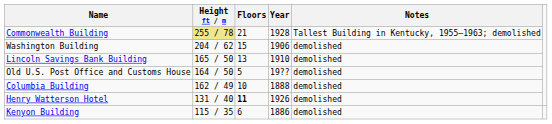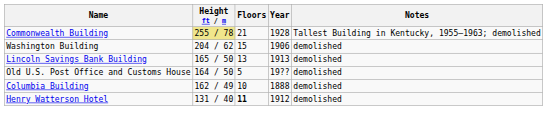(280, 60) 1910 -> (280, 60) 1913
(280, 99) 1926 -> (280, 99) 1912
- row: (43, 112)
